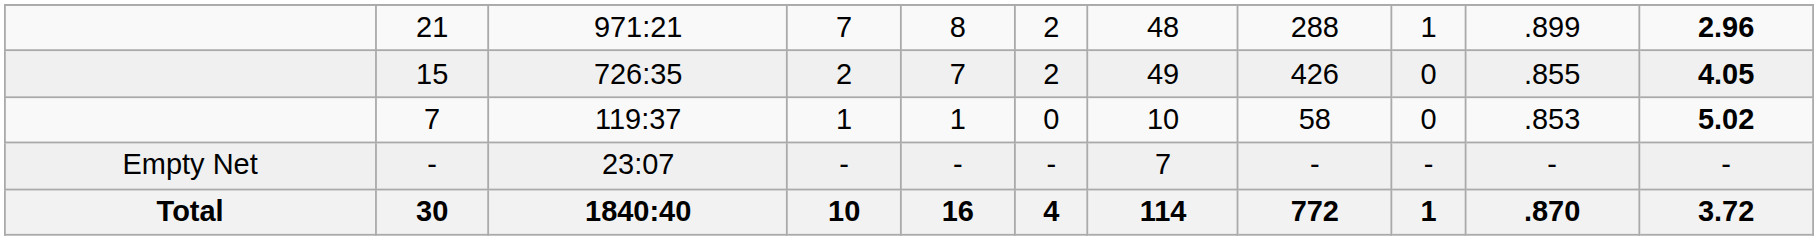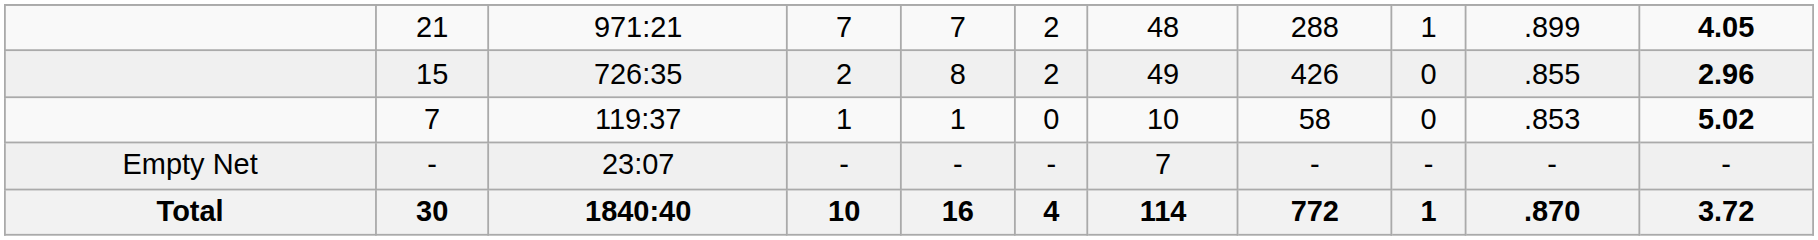(958, 27) 8 -> (958, 27) 7
(1726, 27) 2.96 -> (1726, 27) 4.05
(958, 73) 7 -> (958, 73) 8
(1726, 73) 4.05 -> (1726, 73) 2.96
